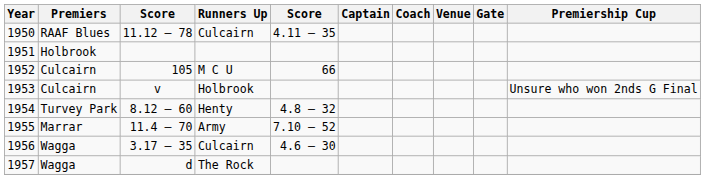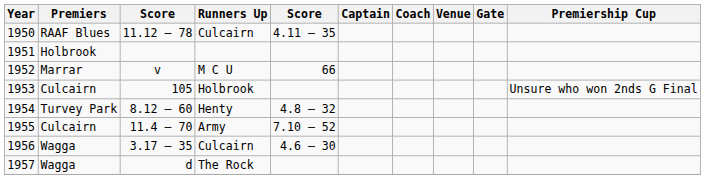(68, 70) Culcairn -> (61, 70) Marrar
(182, 70) 105 -> (158, 70) v
(158, 89) v -> (182, 89) 105
(61, 127) Marrar -> (68, 127) Culcairn
